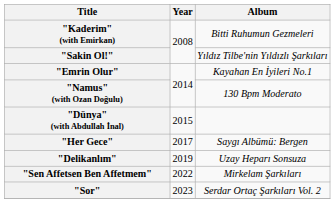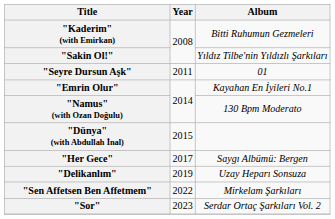+ row: (87, 71)
